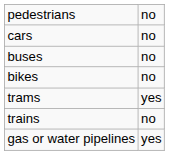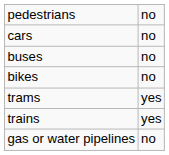(148, 118) no -> (151, 118) yes
(151, 139) yes -> (148, 139) no
